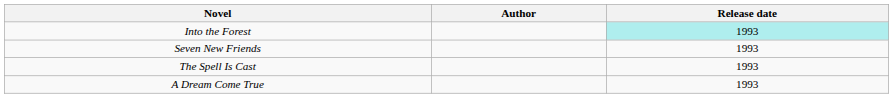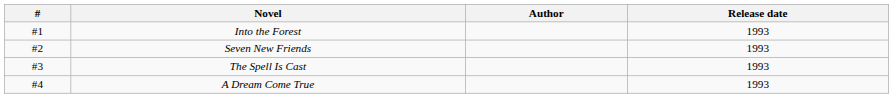+ column: (37, 13)
(747, 31) paleturquoise background -> (758, 31) no background
